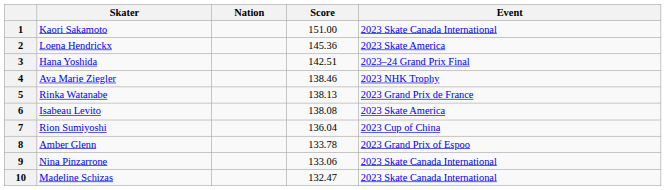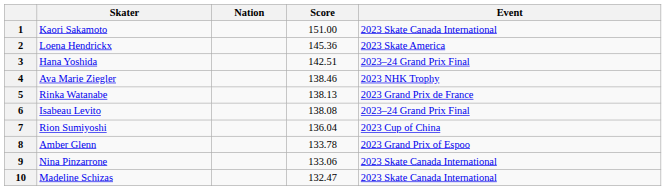(403, 111) 2023 Skate America -> (415, 111) 2023–24 Grand Prix Final
